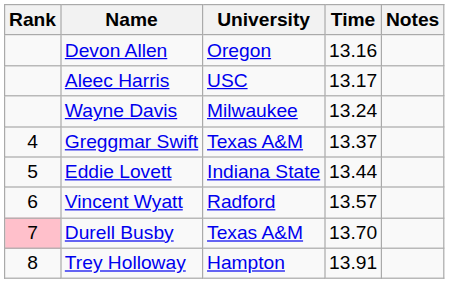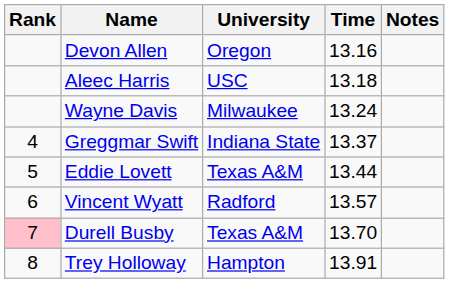(353, 80) 13.17 -> (353, 80) 13.18
(255, 141) Texas A&M -> (264, 141) Indiana State
(264, 171) Indiana State -> (255, 171) Texas A&M
